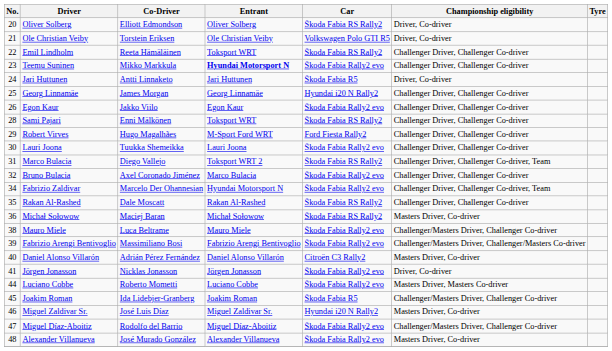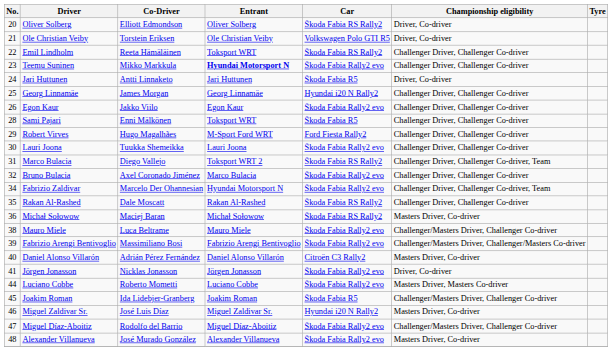(343, 120) Škoda Fabia RS Rally2 -> (331, 120) Škoda Fabia R5
